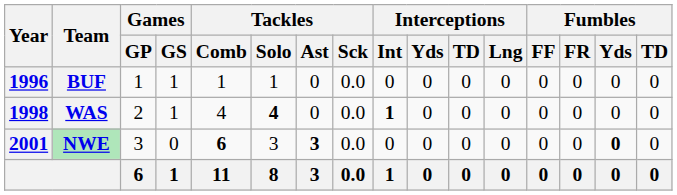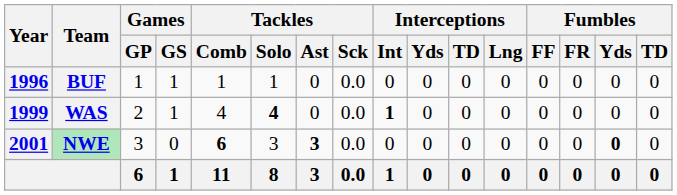(29, 112) 1998 -> (29, 112) 1999
